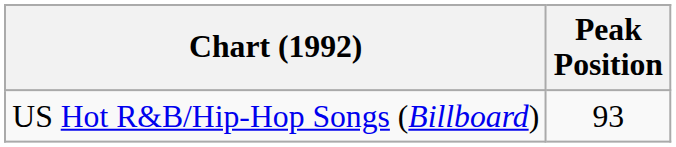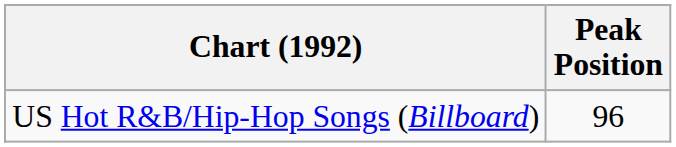(608, 115) 93 -> (608, 115) 96
